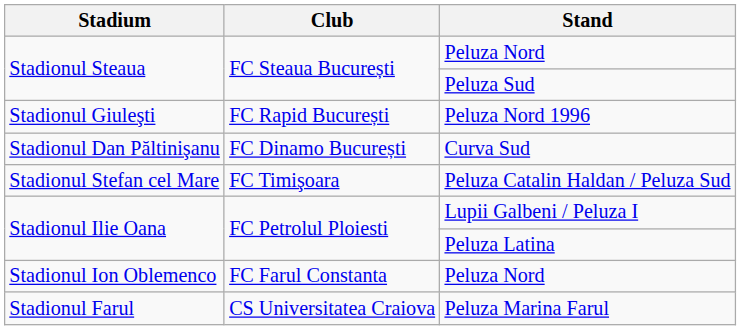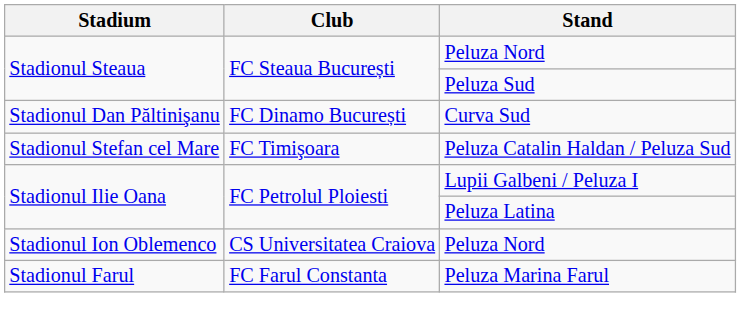- row: (82, 116)
(308, 276) FC Farul Constanta -> (332, 244) CS Universitatea Craiova
(332, 308) CS Universitatea Craiova -> (308, 276) FC Farul Constanta
